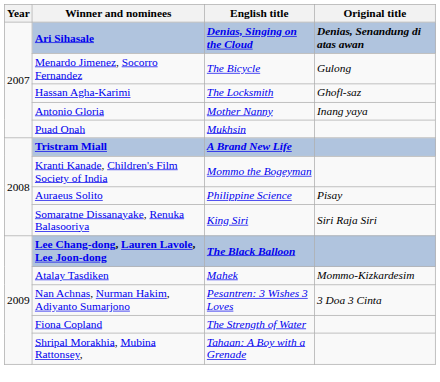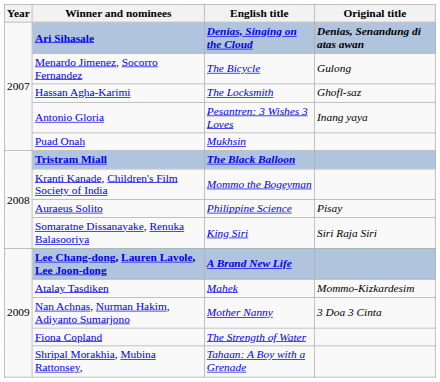(240, 111) Mother Nanny -> (257, 117) Pesantren: 3 Wishes 3 Loves
(249, 147) A Brand New Life -> (251, 159) The Black Balloon
(251, 251) The Black Balloon -> (249, 263) A Brand New Life
(257, 299) Pesantren: 3 Wishes 3 Loves -> (240, 312) Mother Nanny
